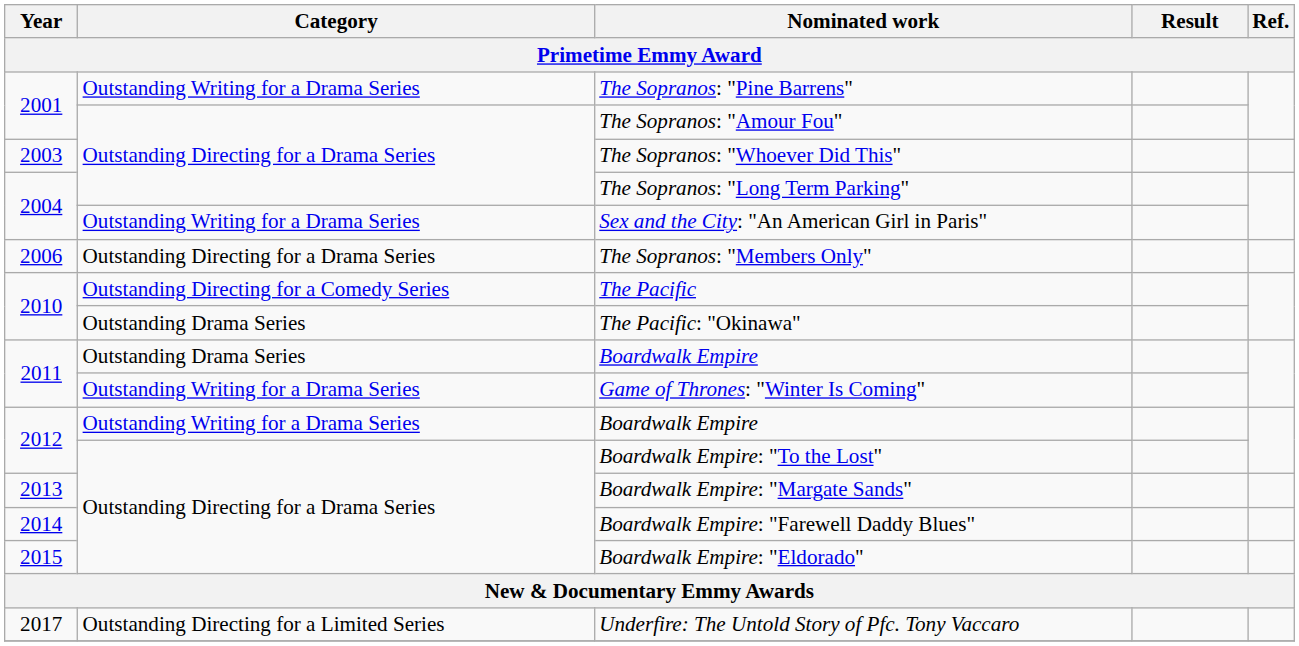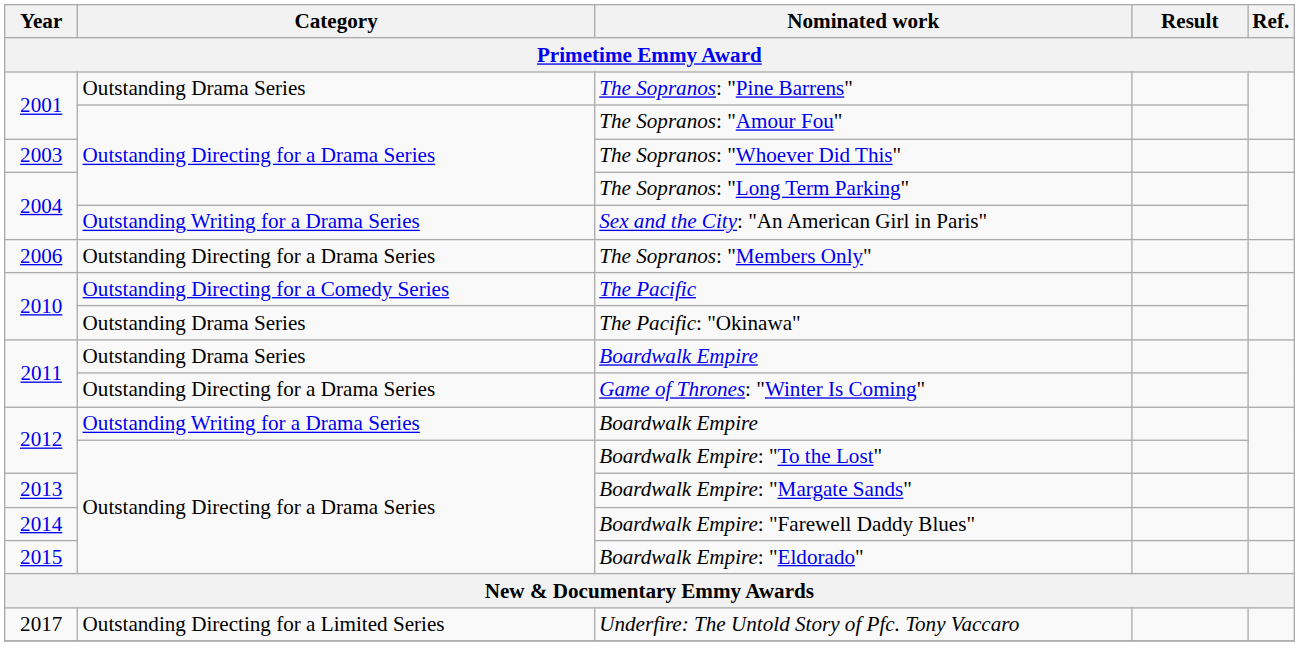(251, 88) Outstanding Writing for a Drama Series -> (194, 88) Outstanding Drama Series
(251, 389) Outstanding Writing for a Drama Series -> (259, 389) Outstanding Directing for a Drama Series
